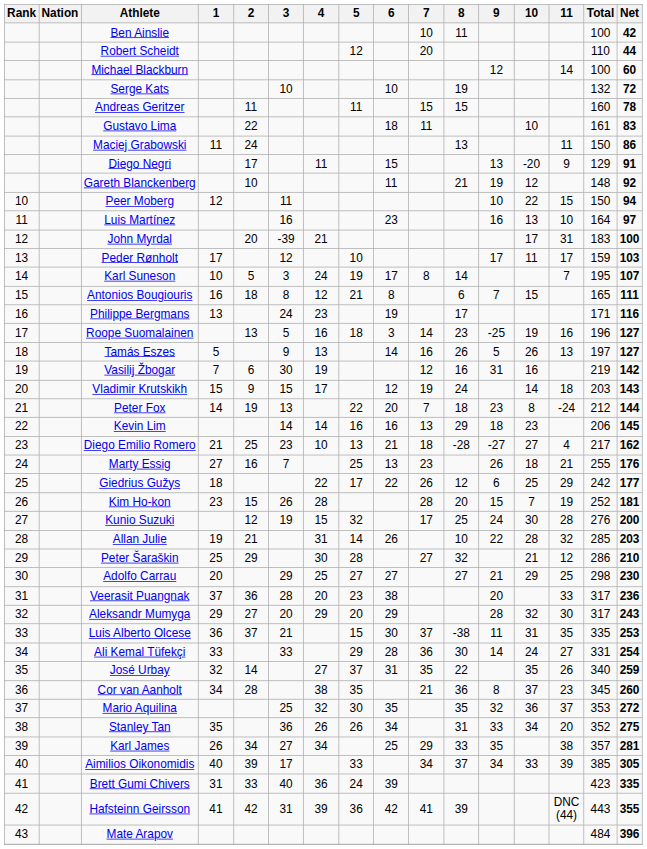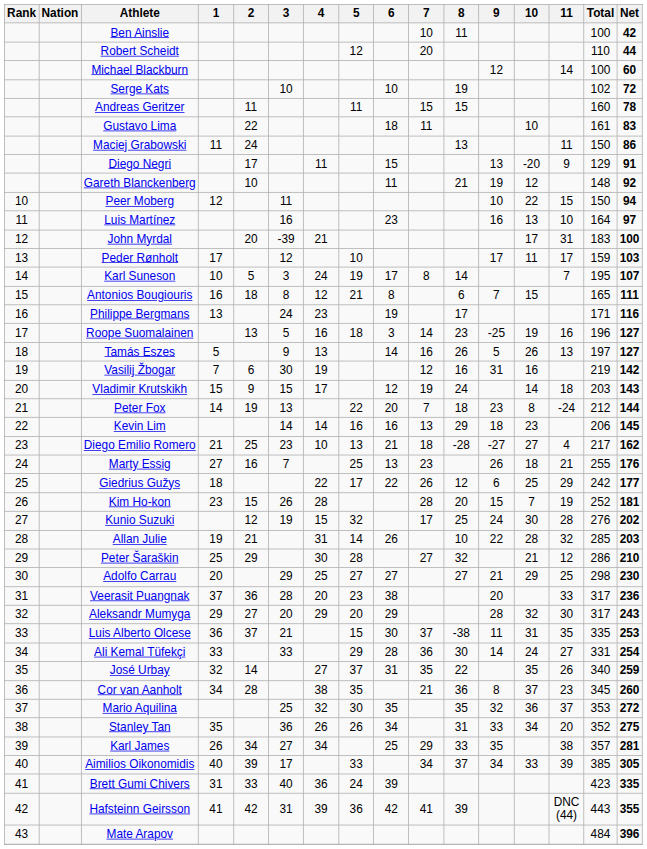(600, 88) 132 -> (600, 88) 102
(630, 520) 200 -> (630, 520) 202
